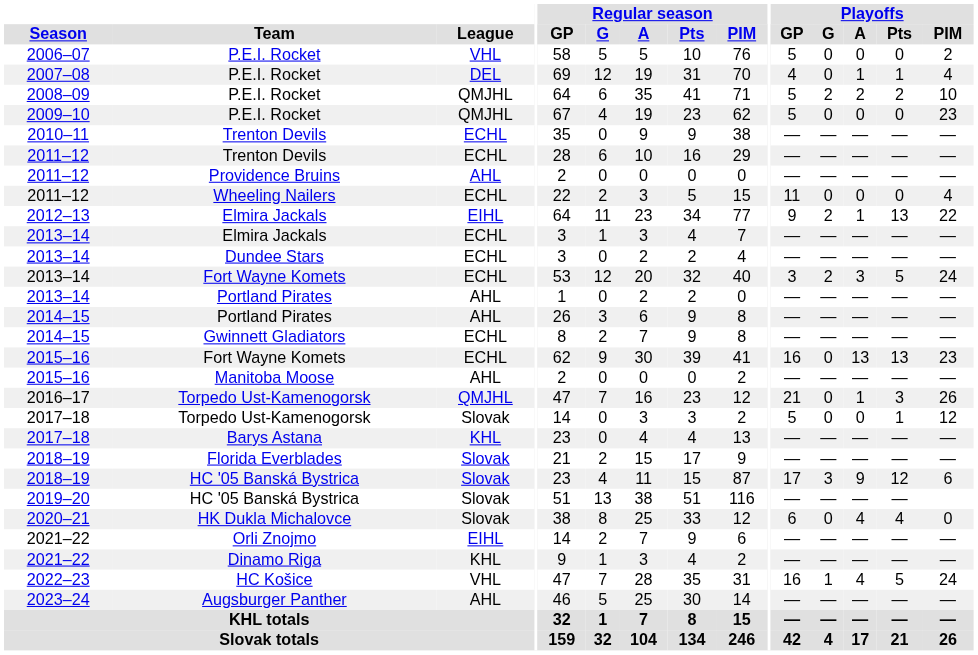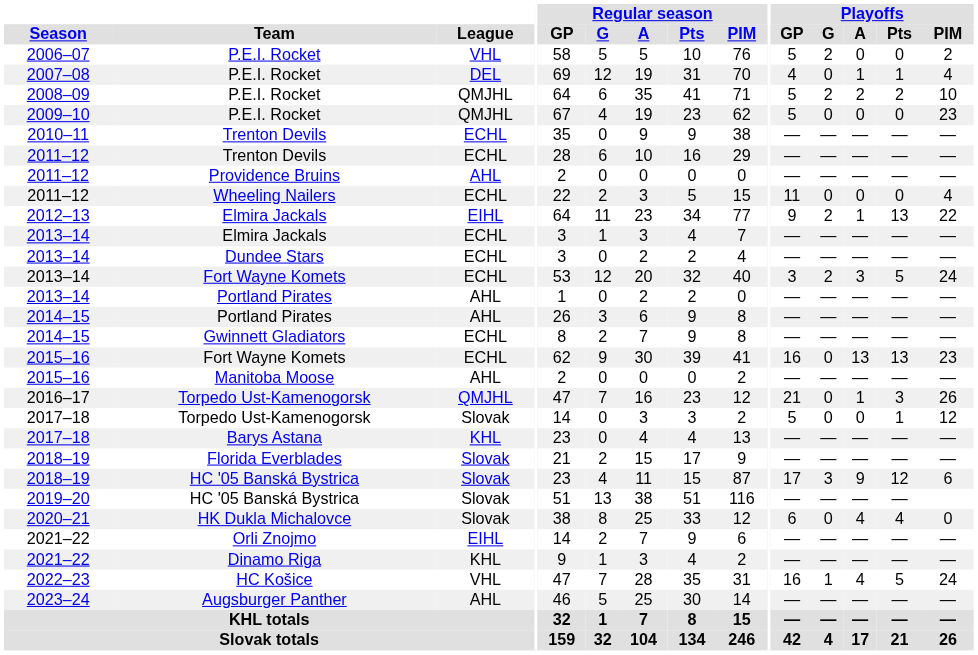(828, 54) 0 -> (828, 54) 2
